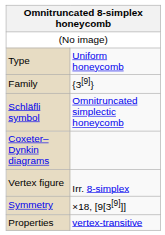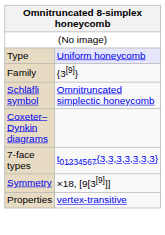(98, 61) no background -> (101, 55) lavender background
+ row: (21, 160)
- row: (36, 182)
